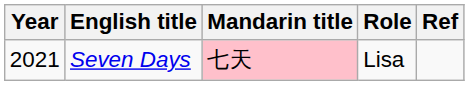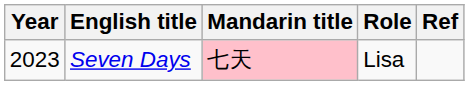(35, 59) 2021 -> (35, 59) 2023
